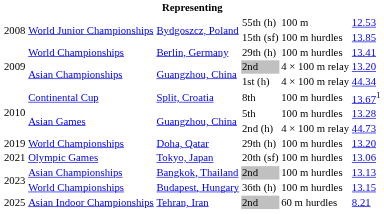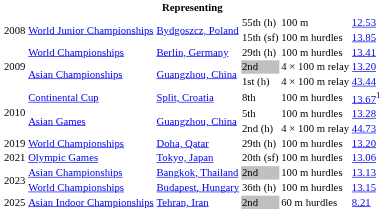(364, 81) 44.34 -> (364, 81) 43.44
